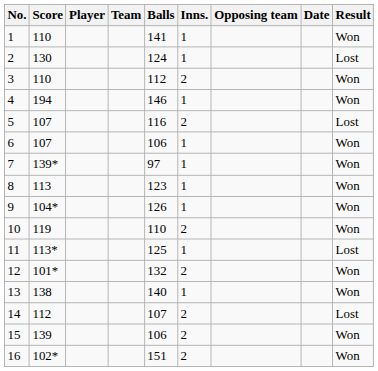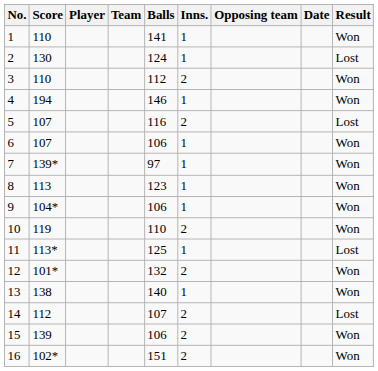(157, 207) 126 -> (157, 207) 106
